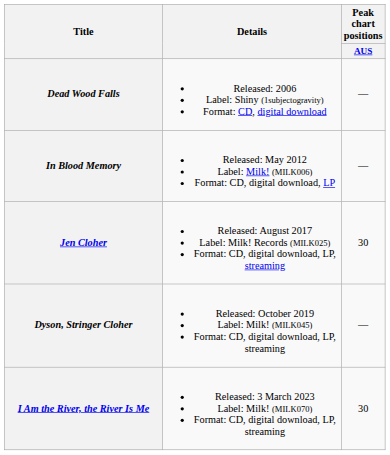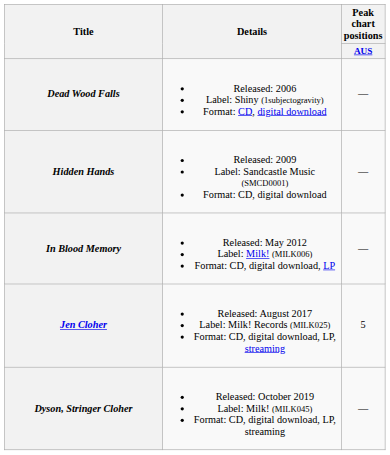+ row: (83, 171)
(363, 242) 30 -> (363, 325) 5
- row: (83, 408)
